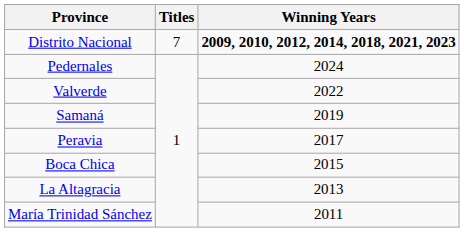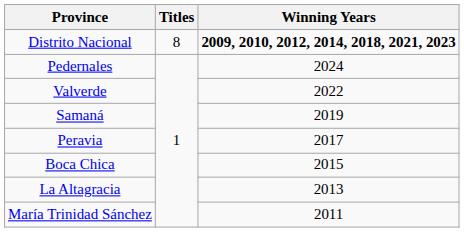(177, 41) 7 -> (177, 41) 8
